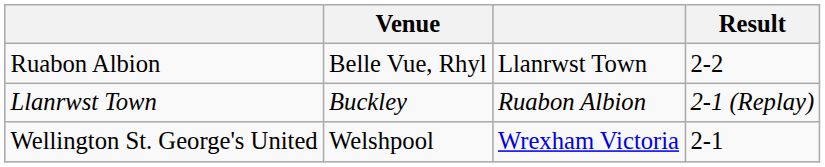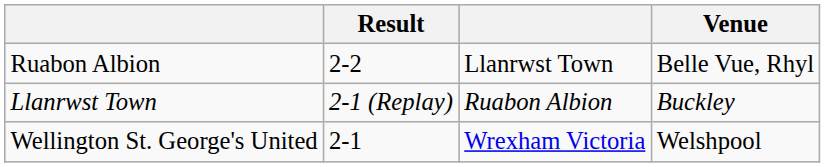columns swapped: (752, 24) <-> (408, 24)
